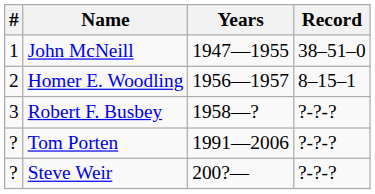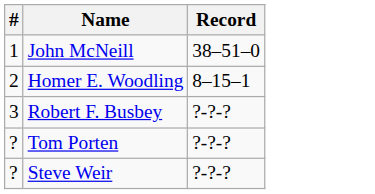- column: (241, 19)
